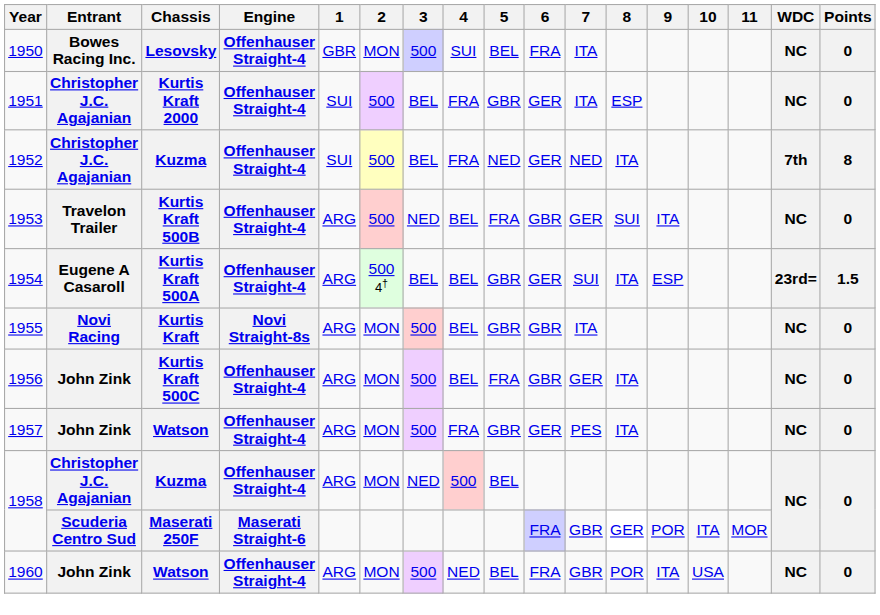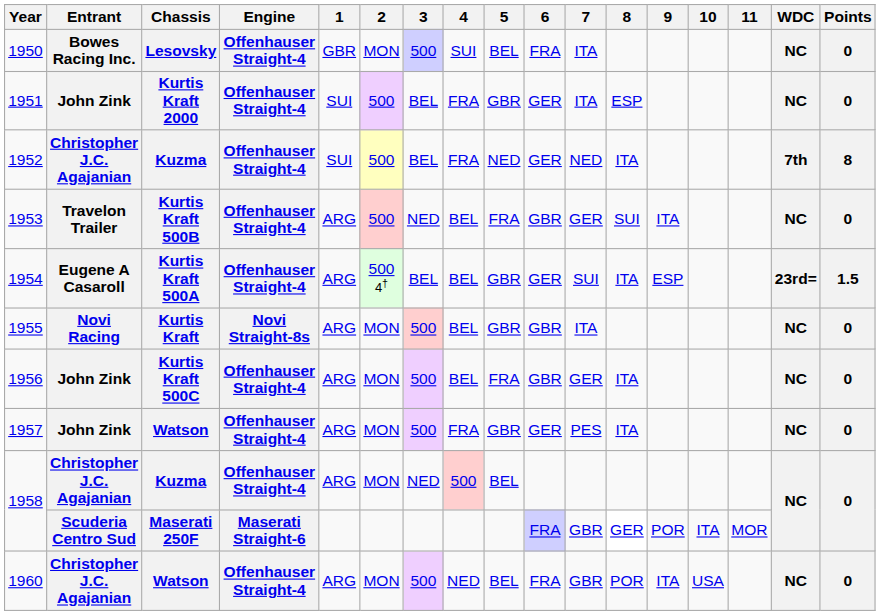(94, 101) Christopher J.C. Agajanian -> (94, 101) John Zink
(94, 573) John Zink -> (94, 581) Christopher J.C. Agajanian
